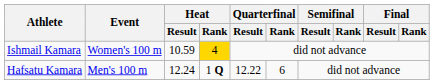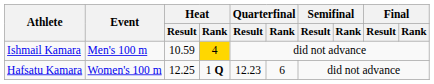(125, 51) Women's 100 m -> (117, 51) Men's 100 m
(117, 70) Men's 100 m -> (125, 70) Women's 100 m
(182, 70) 12.24 -> (182, 70) 12.25
(248, 70) 12.22 -> (248, 70) 12.23
